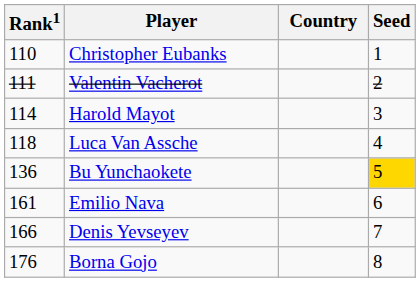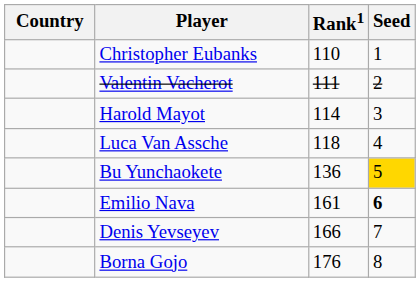columns swapped: (323, 21) <-> (35, 21)
(378, 202) normal -> (378, 202) bold
